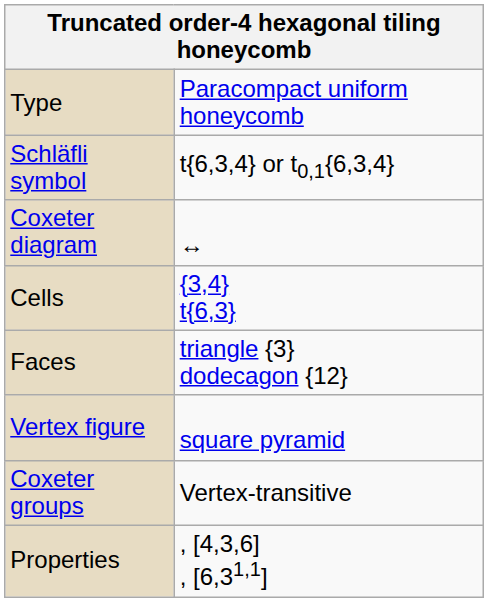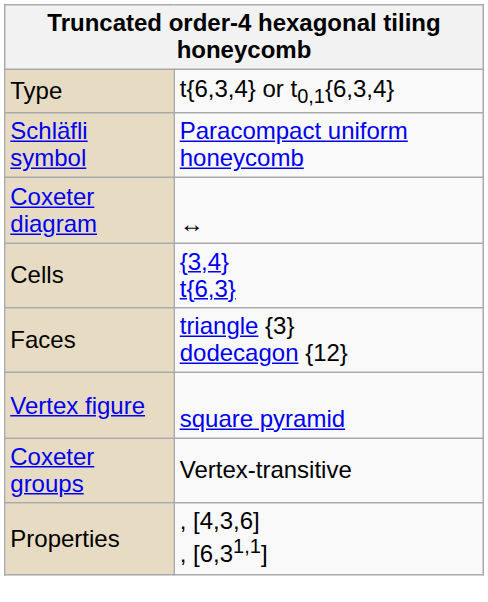(294, 102) Paracompact uniform honeycomb -> (287, 91) t{6,3,4} or t0,1{6,3,4}
(287, 167) t{6,3,4} or t0,1{6,3,4} -> (294, 144) Paracompact uniform honeycomb
